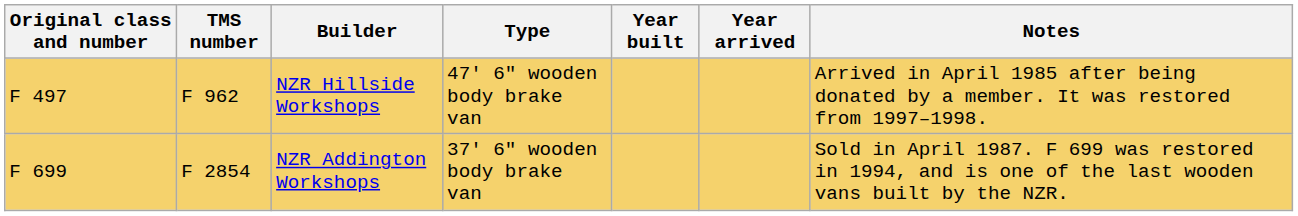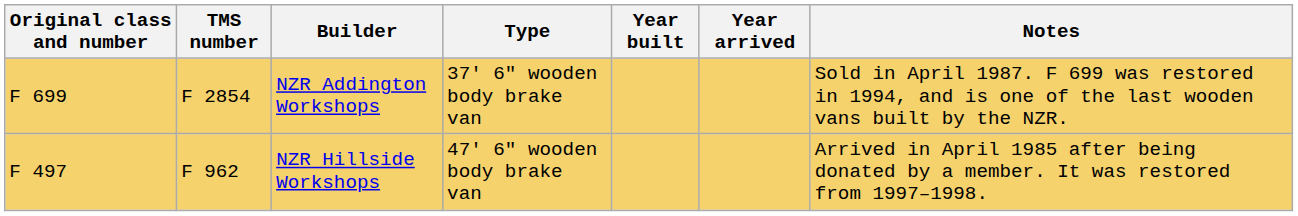rows swapped: (345, 96) <-> (351, 172)
